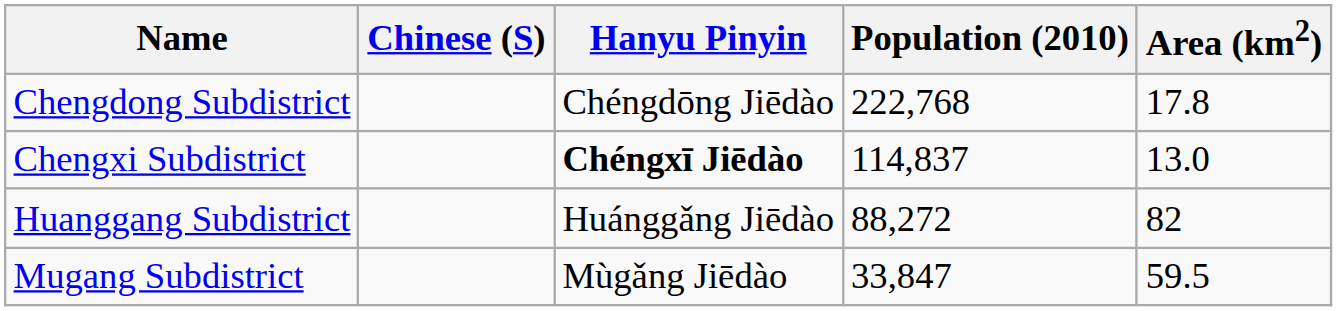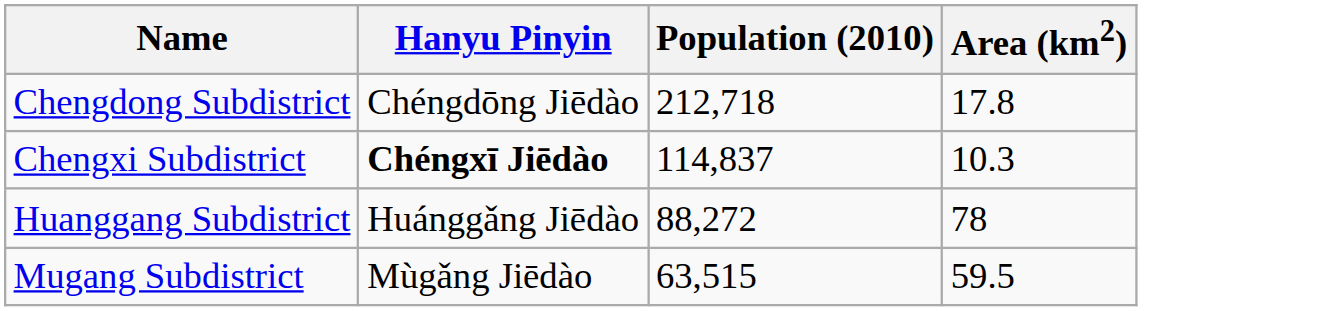- column: (456, 38)
(911, 101) 222,768 -> (716, 101) 212,718
(1178, 159) 13.0 -> (983, 159) 10.3
(1164, 217) 82 -> (969, 217) 78
(901, 275) 33,847 -> (706, 275) 63,515
